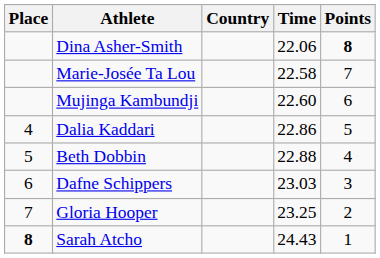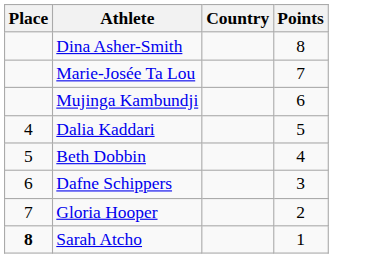- column: (297, 18)
(348, 45) bold -> (301, 45) normal
